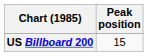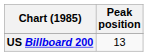(119, 42) 15 -> (119, 42) 13
